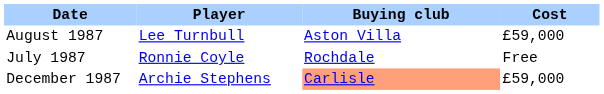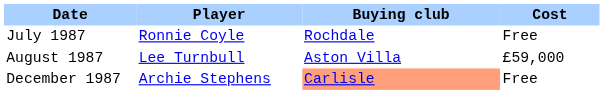rows swapped: (55, 36) <-> (46, 58)
(533, 79) £59,000 -> (520, 79) Free
